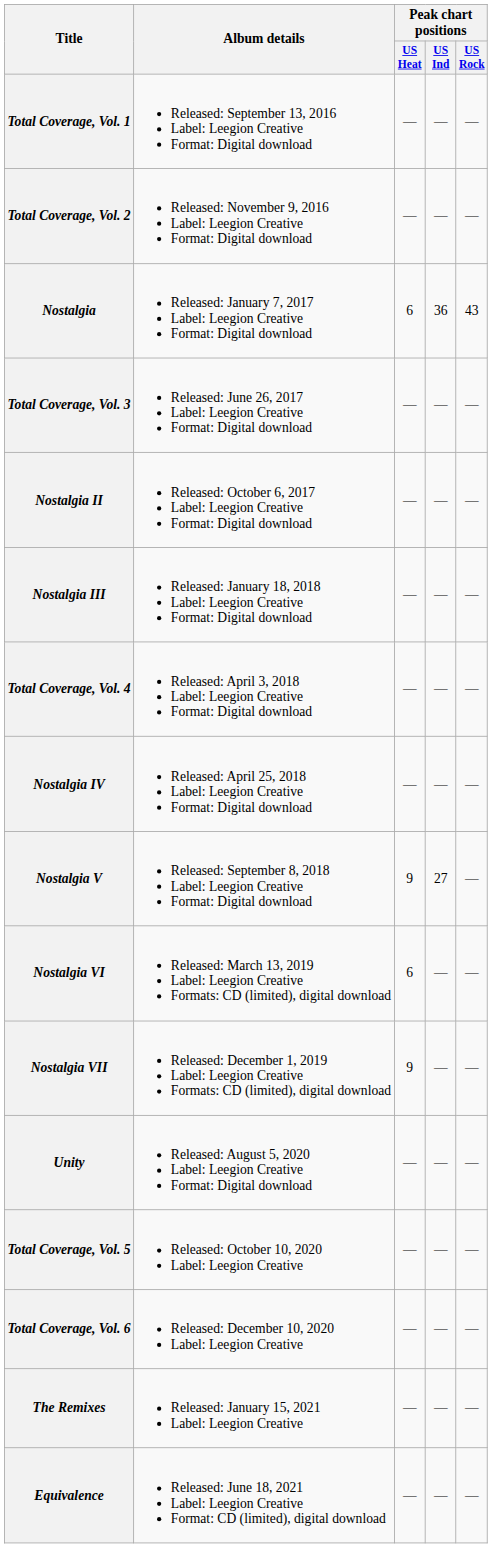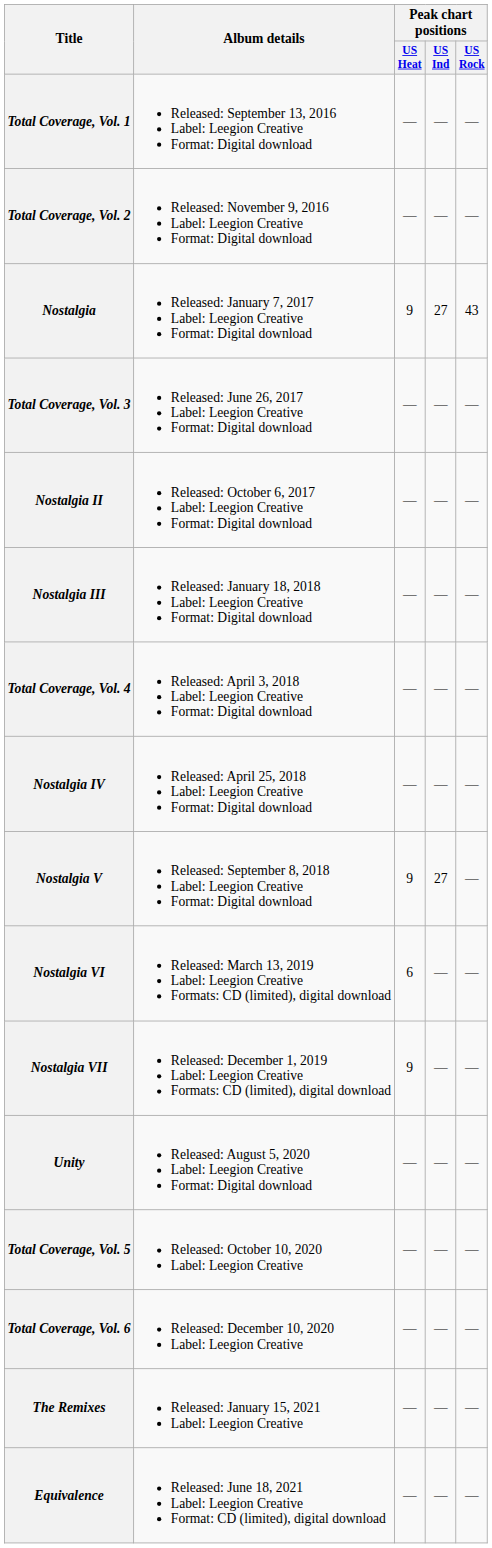(410, 310) 6 -> (410, 310) 9
(441, 310) 36 -> (441, 310) 27
